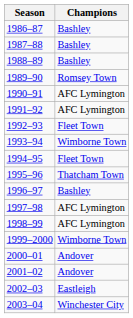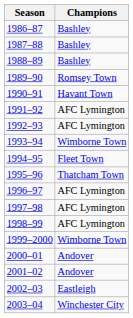(91, 93) AFC Lymington -> (85, 93) Havant Town
(80, 126) Fleet Town -> (91, 126) AFC Lymington
(74, 191) Bashley -> (91, 191) AFC Lymington
